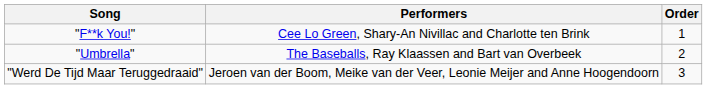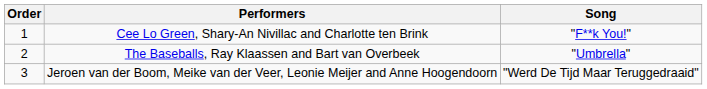columns swapped: (682, 14) <-> (105, 14)
